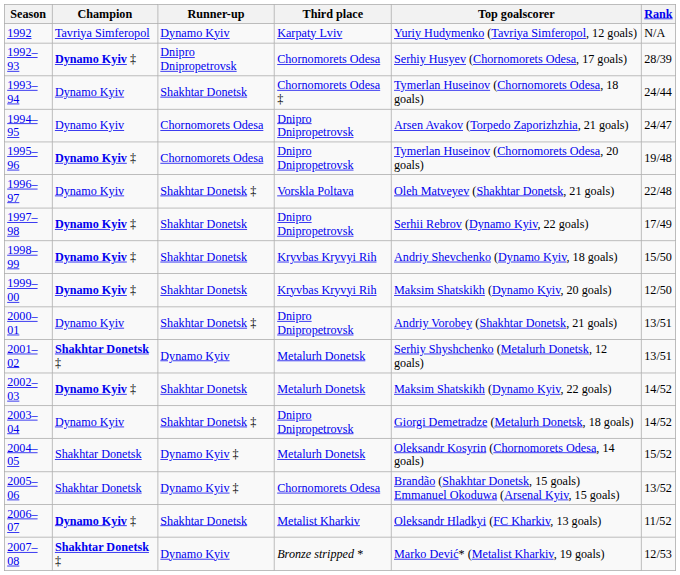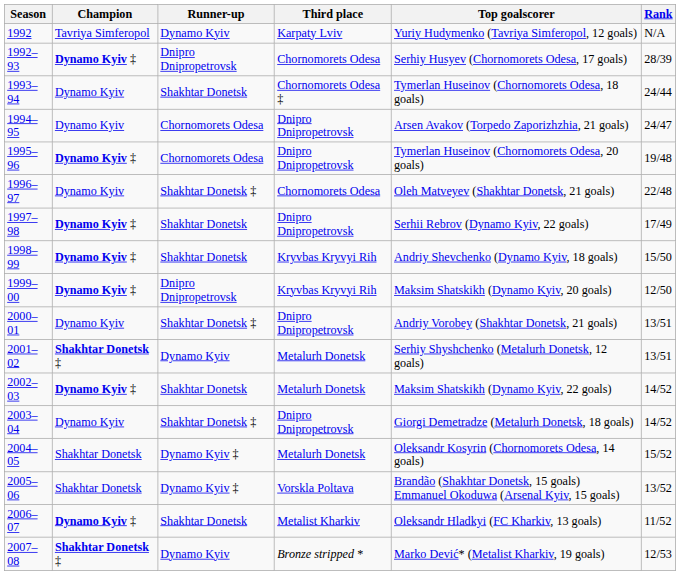(315, 191) Vorskla Poltava -> (329, 191) Chornomorets Odesa
(204, 290) Shakhtar Donetsk -> (199, 290) Dnipro Dnipropetrovsk
(329, 488) Chornomorets Odesa -> (315, 488) Vorskla Poltava
